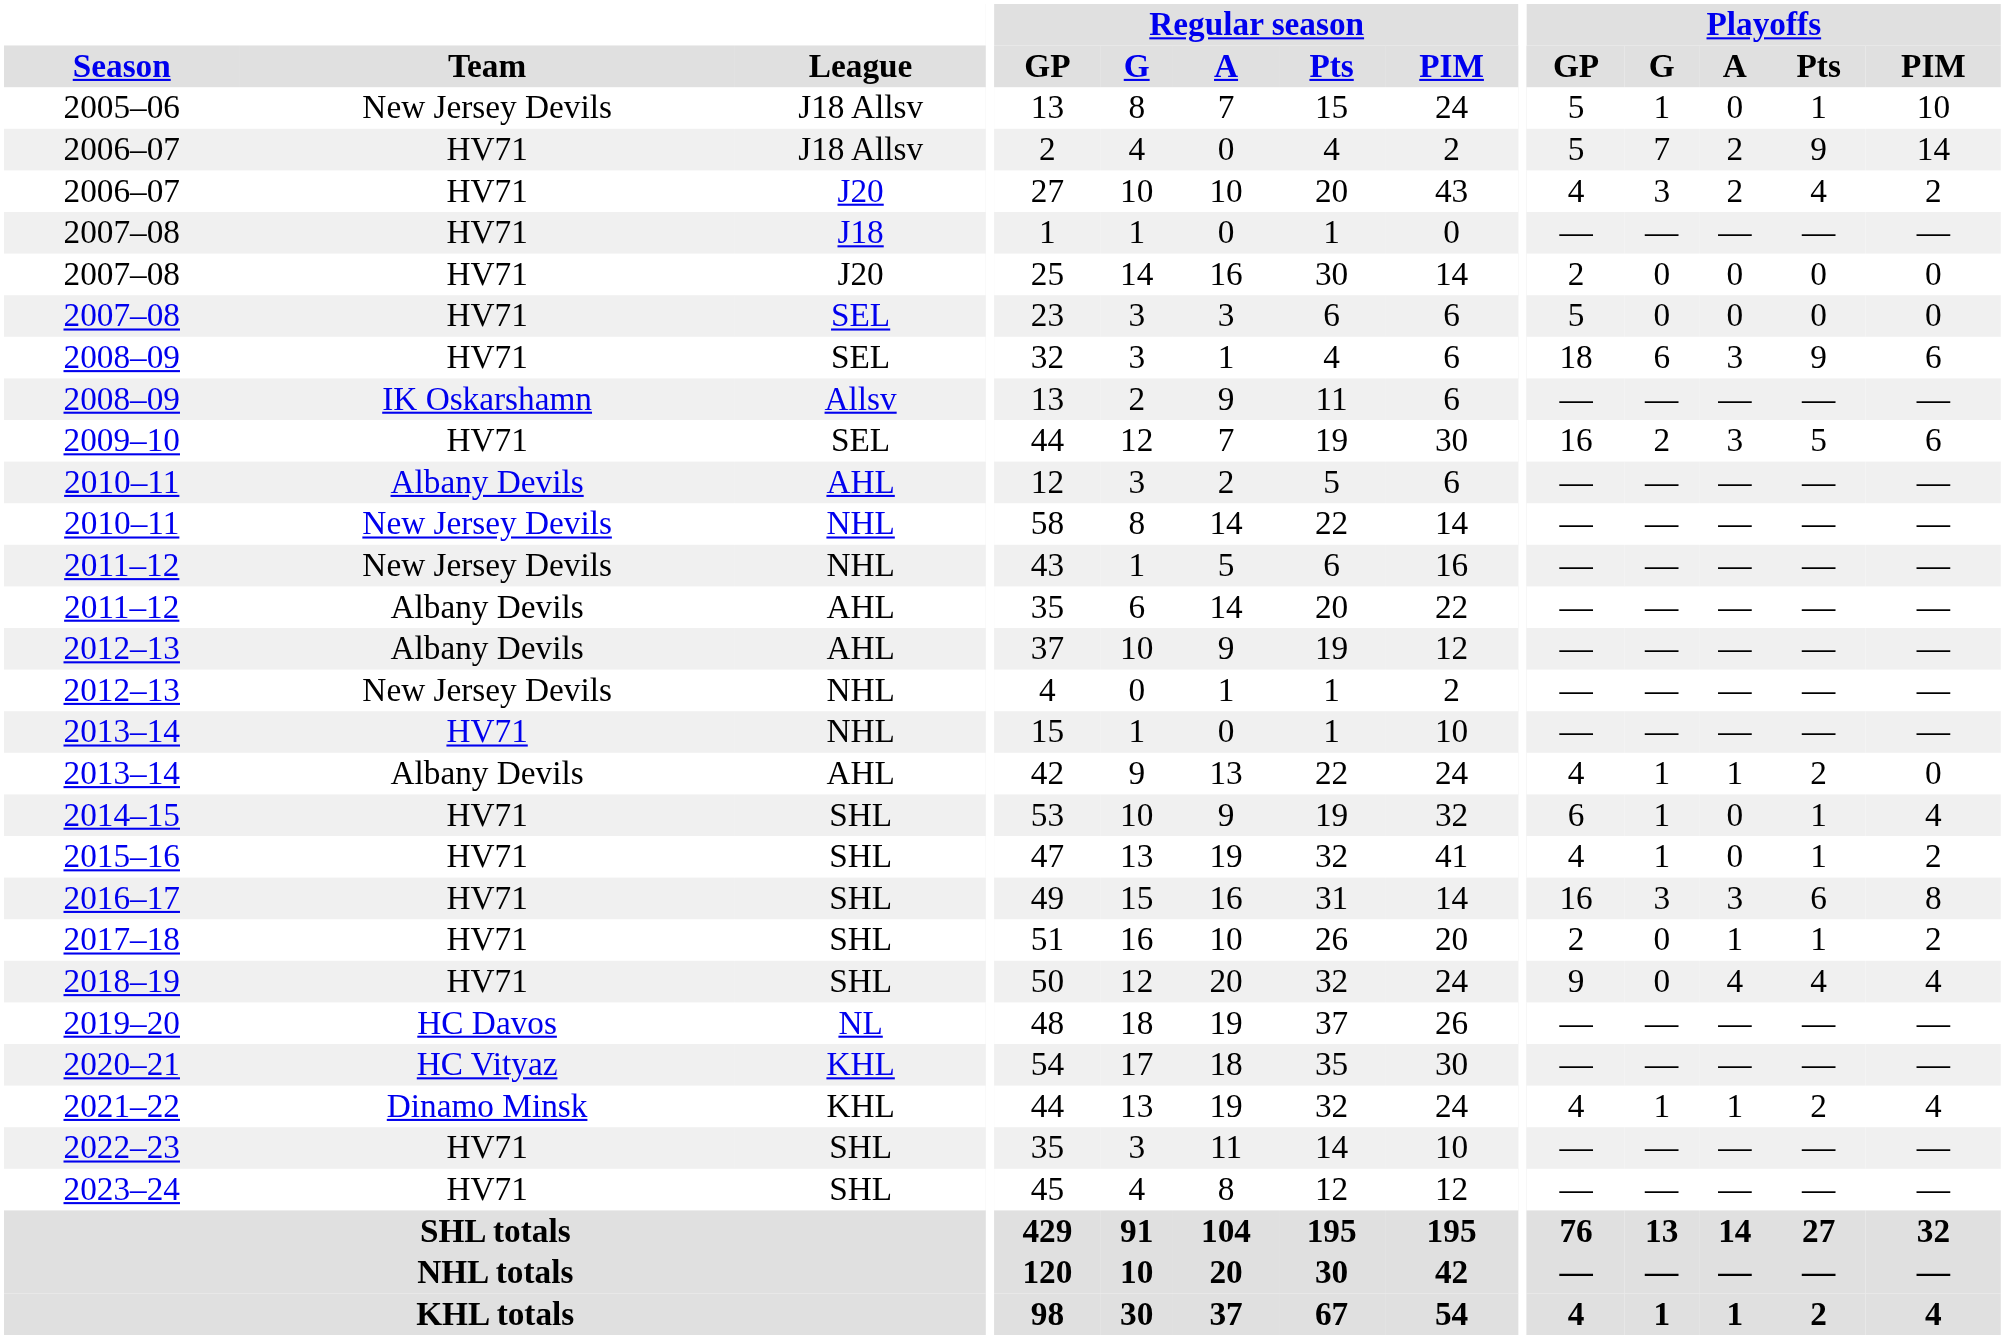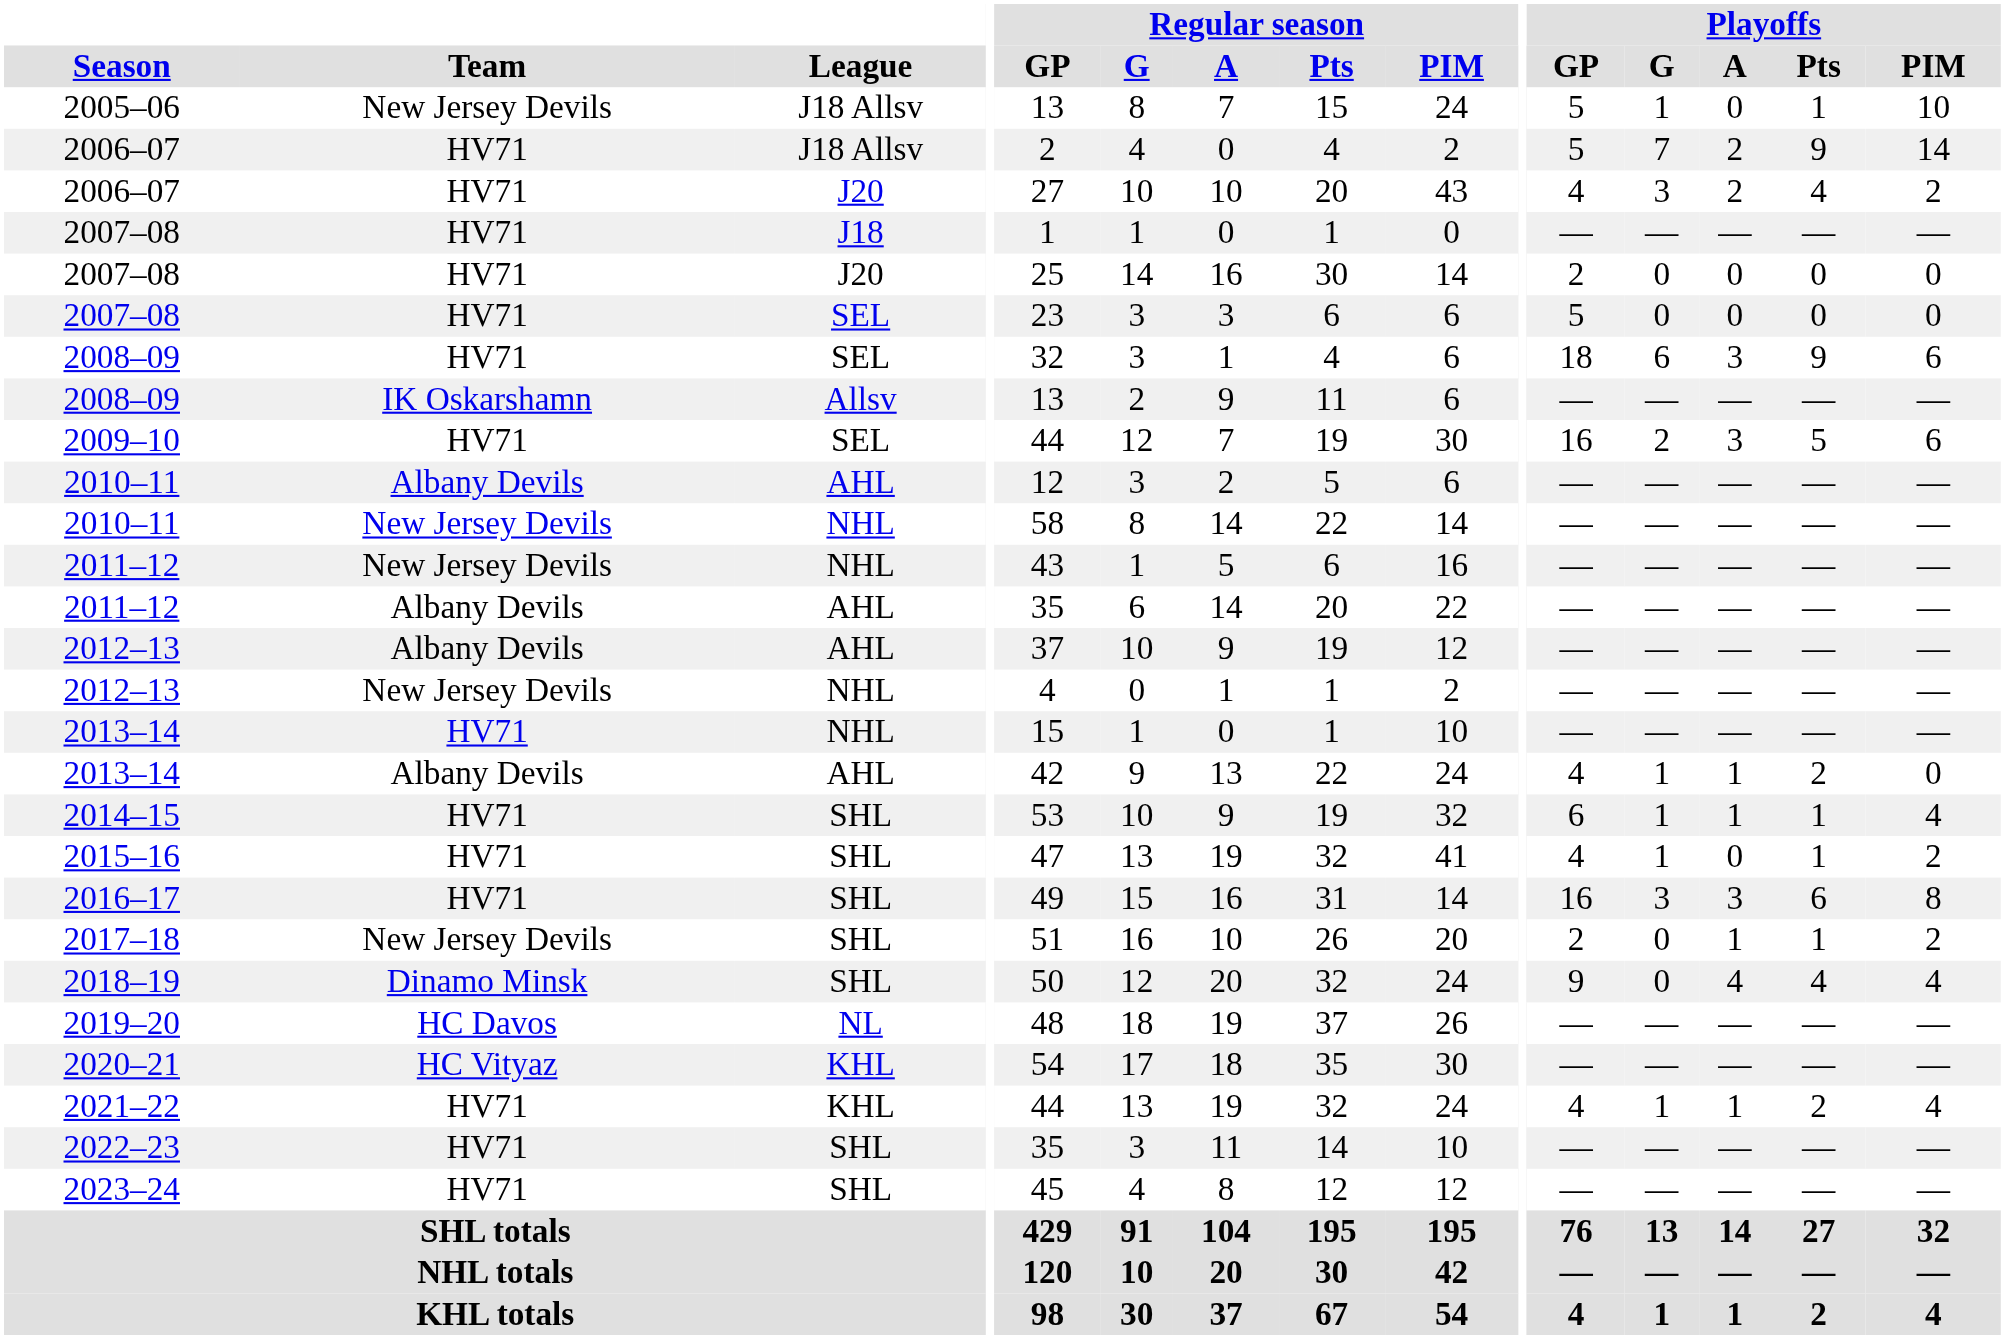(1735, 814) 0 -> (1735, 814) 1
(487, 939) HV71 -> (487, 939) New Jersey Devils
(487, 981) HV71 -> (487, 981) Dinamo Minsk
(487, 1105) Dinamo Minsk -> (487, 1105) HV71
